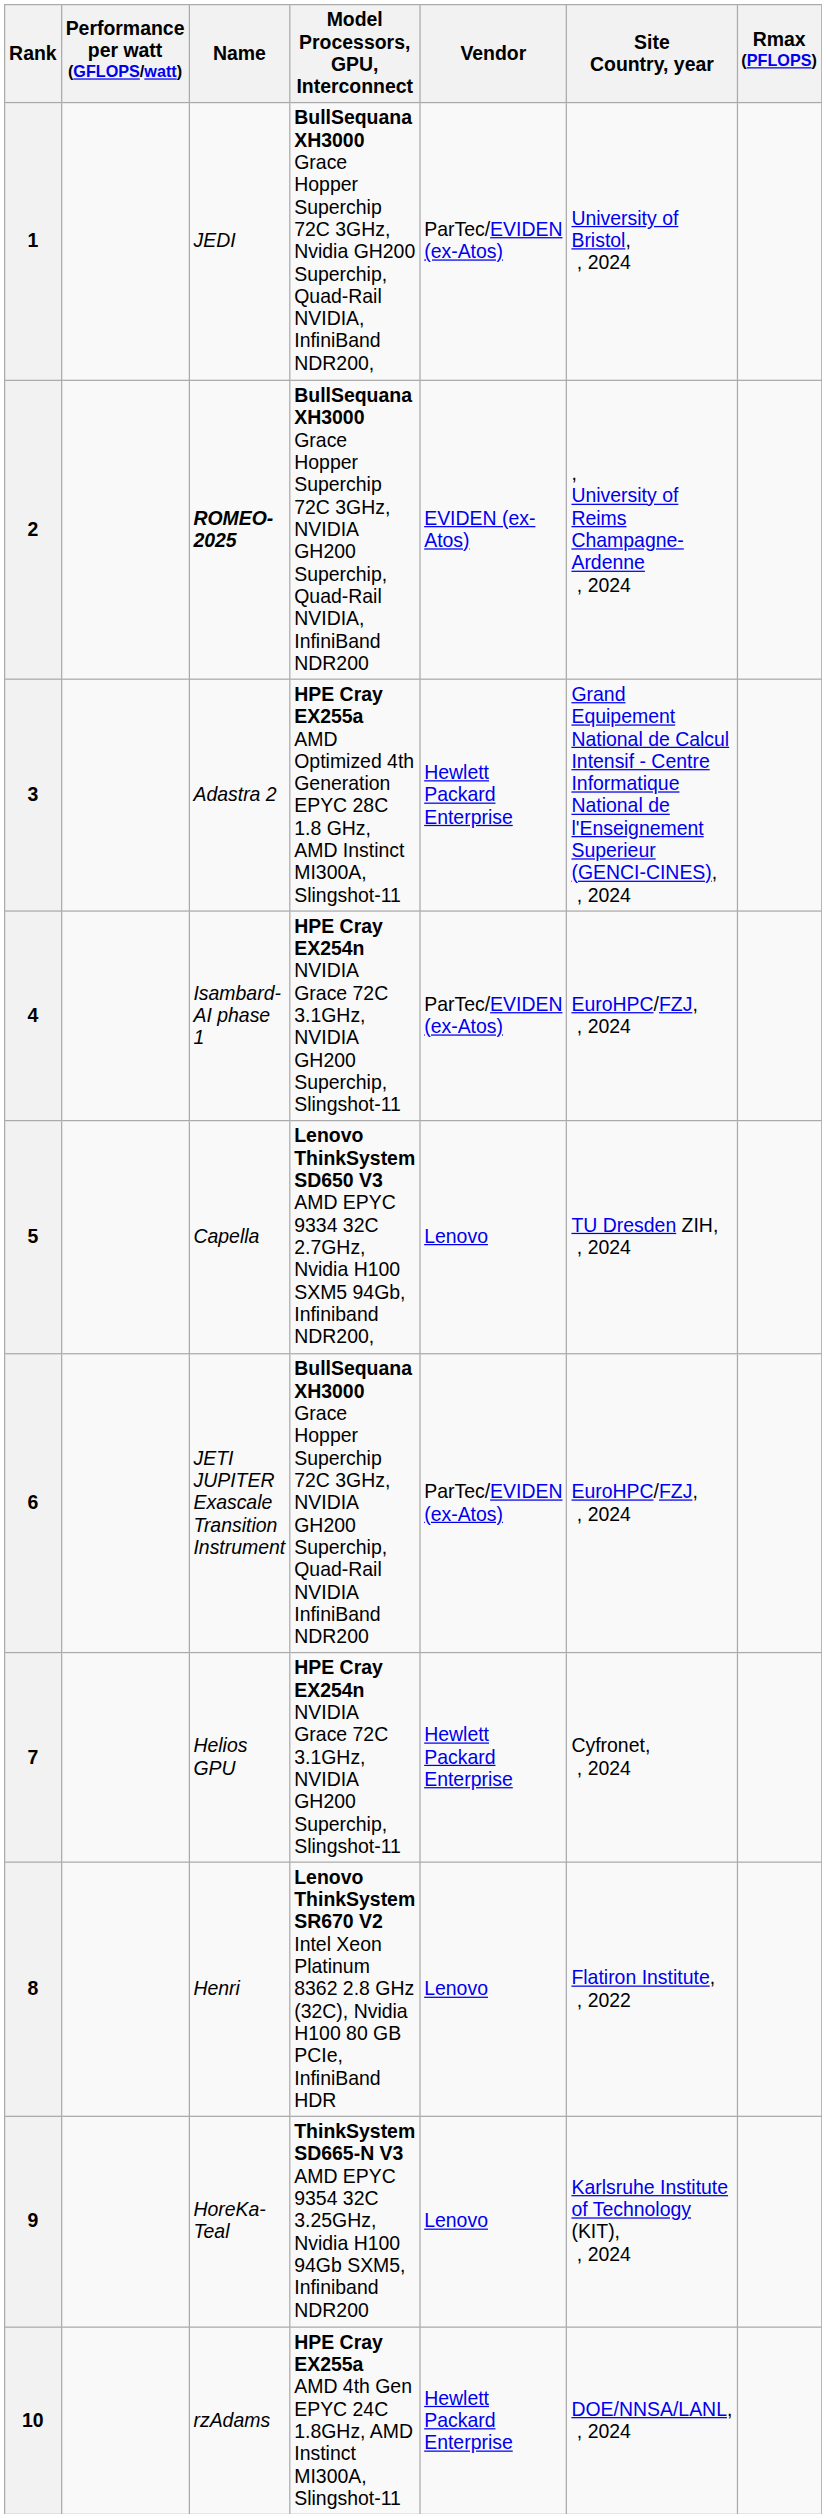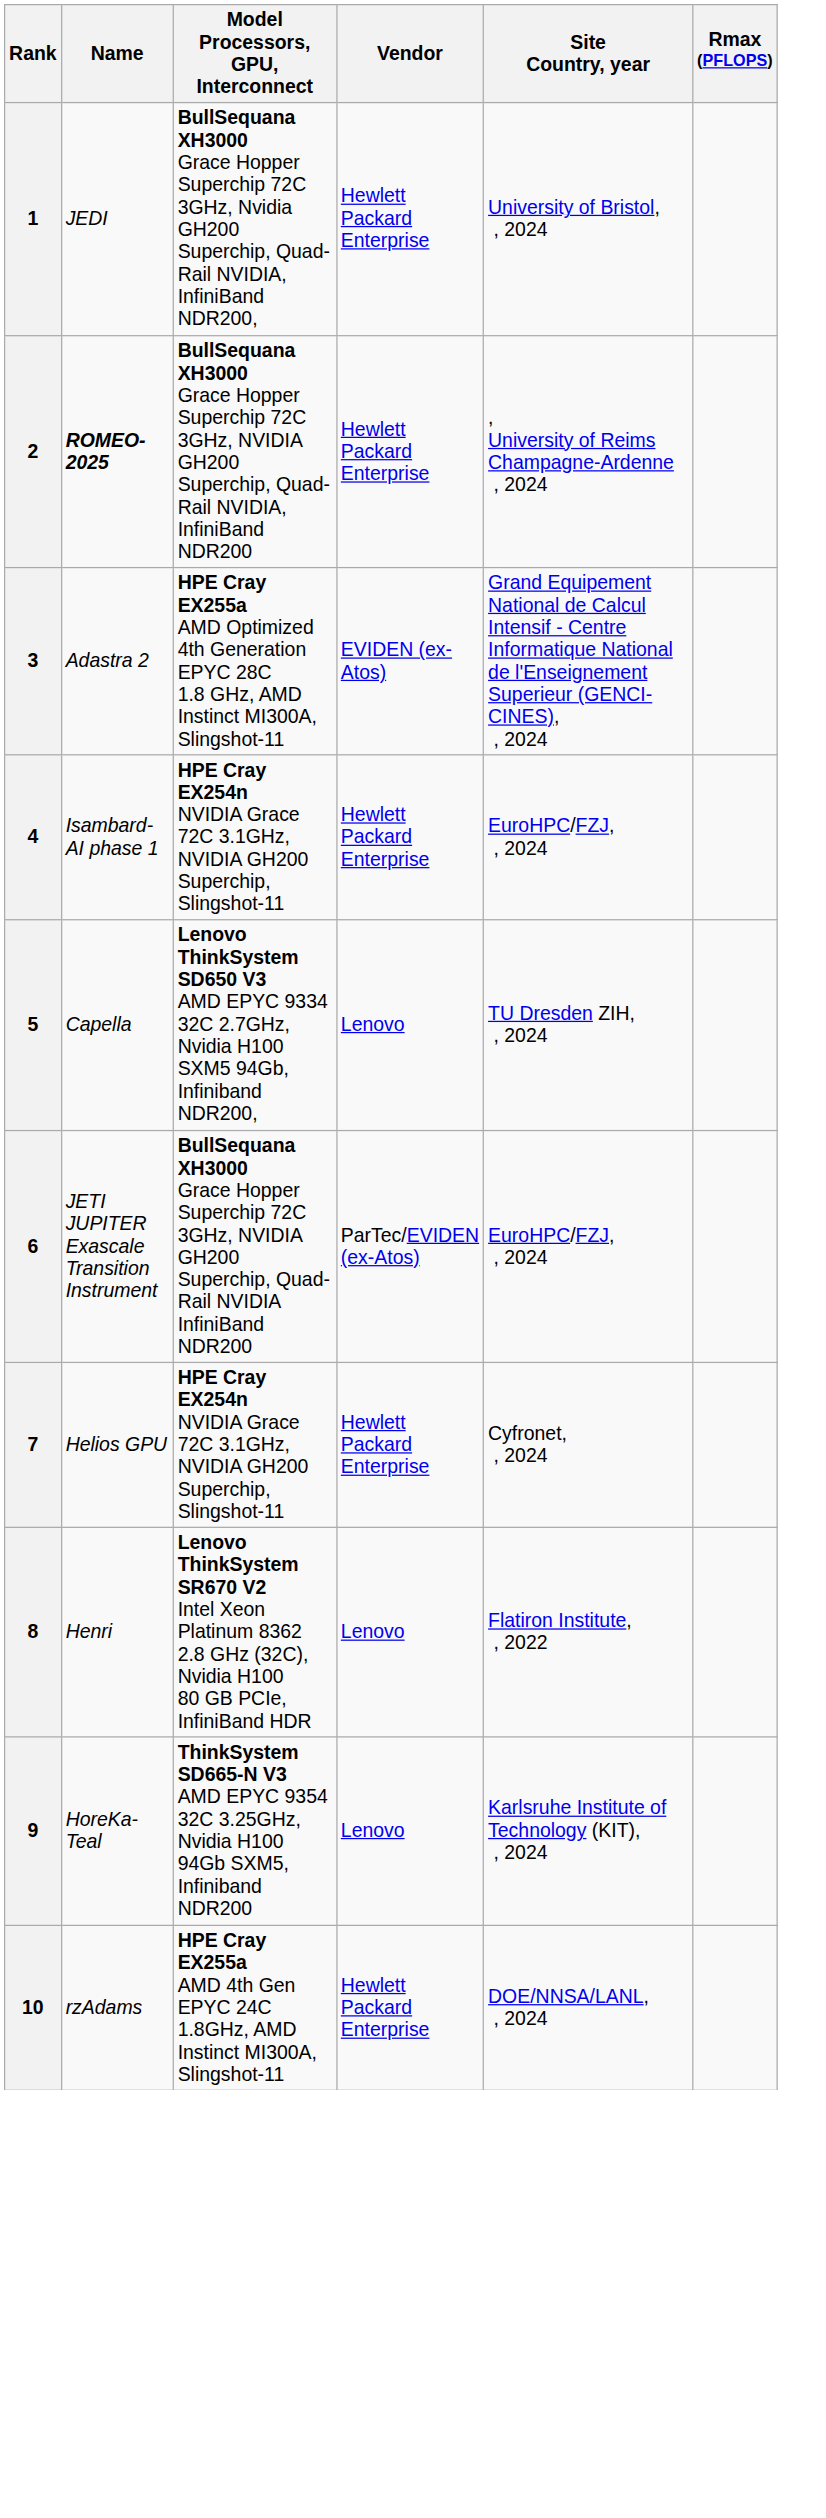- column: (125, 49)
(493, 240) ParTec/EVIDEN (ex-Atos) -> (385, 218) Hewlett Packard Enterprise
(480, 528) EVIDEN (ex-Atos) -> (385, 450) Hewlett Packard Enterprise
(468, 794) Hewlett Packard Enterprise -> (396, 660) EVIDEN (ex-Atos)
(493, 1015) ParTec/EVIDEN (ex-Atos) -> (385, 836) Hewlett Packard Enterprise
